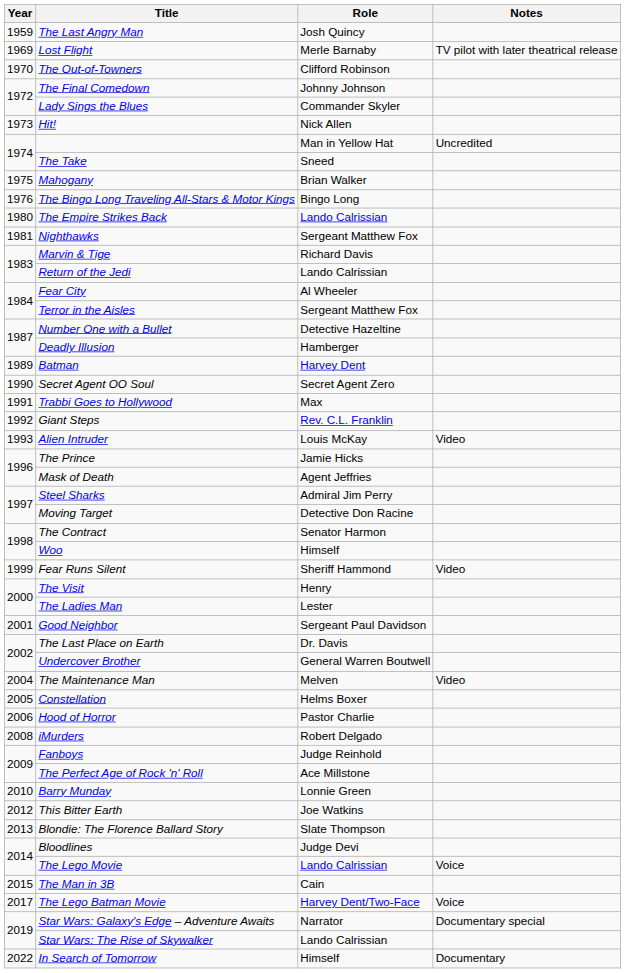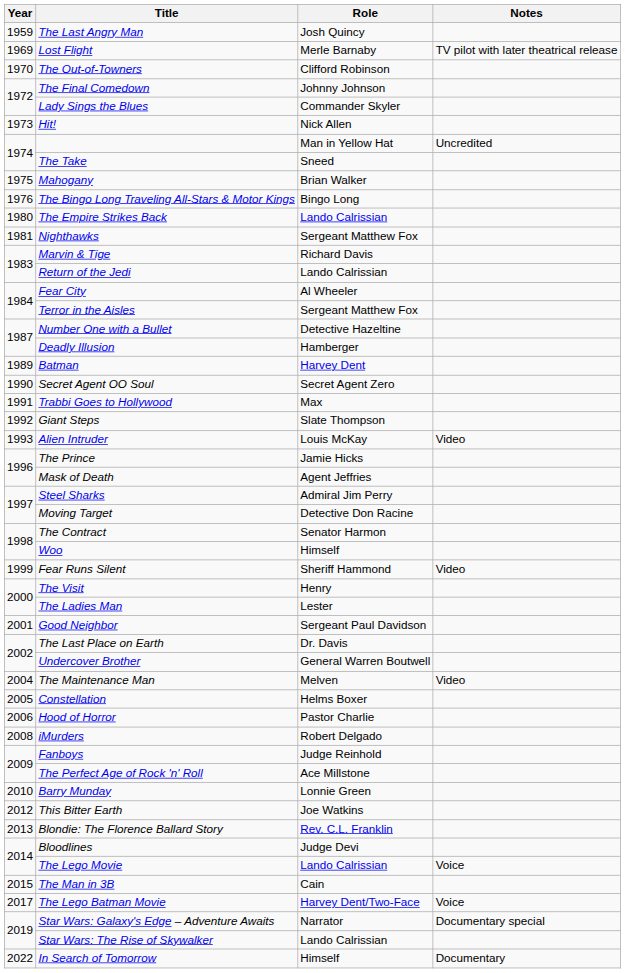(347, 421) Rev. C.L. Franklin -> (343, 421) Slate Thompson
(343, 828) Slate Thompson -> (347, 828) Rev. C.L. Franklin
